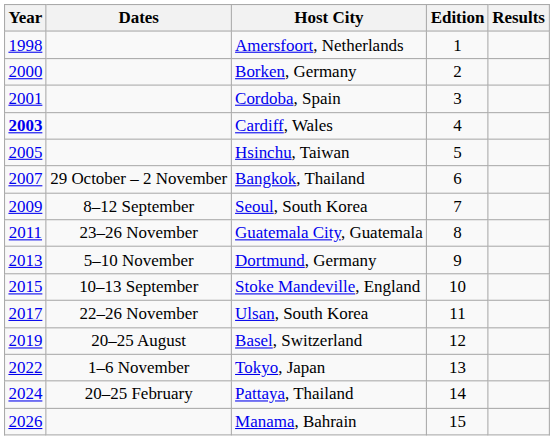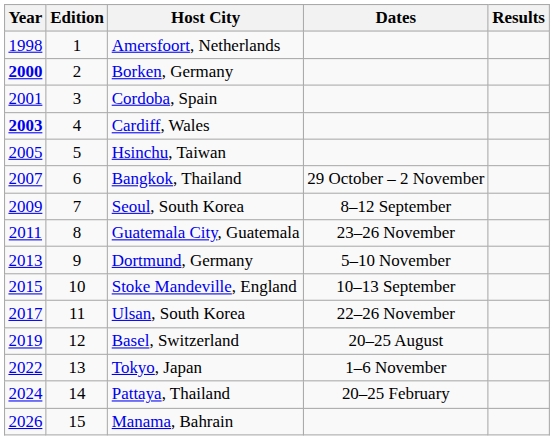columns swapped: (458, 17) <-> (139, 17)
(25, 71) normal -> (25, 71) bold
